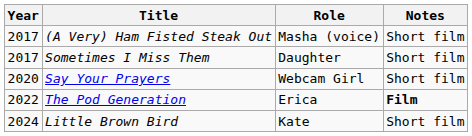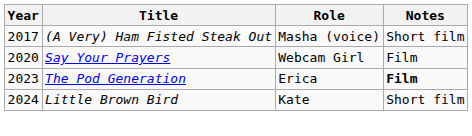- row: (127, 57)
(425, 79) Short film -> (402, 57) Film
(23, 100) 2022 -> (23, 79) 2023
